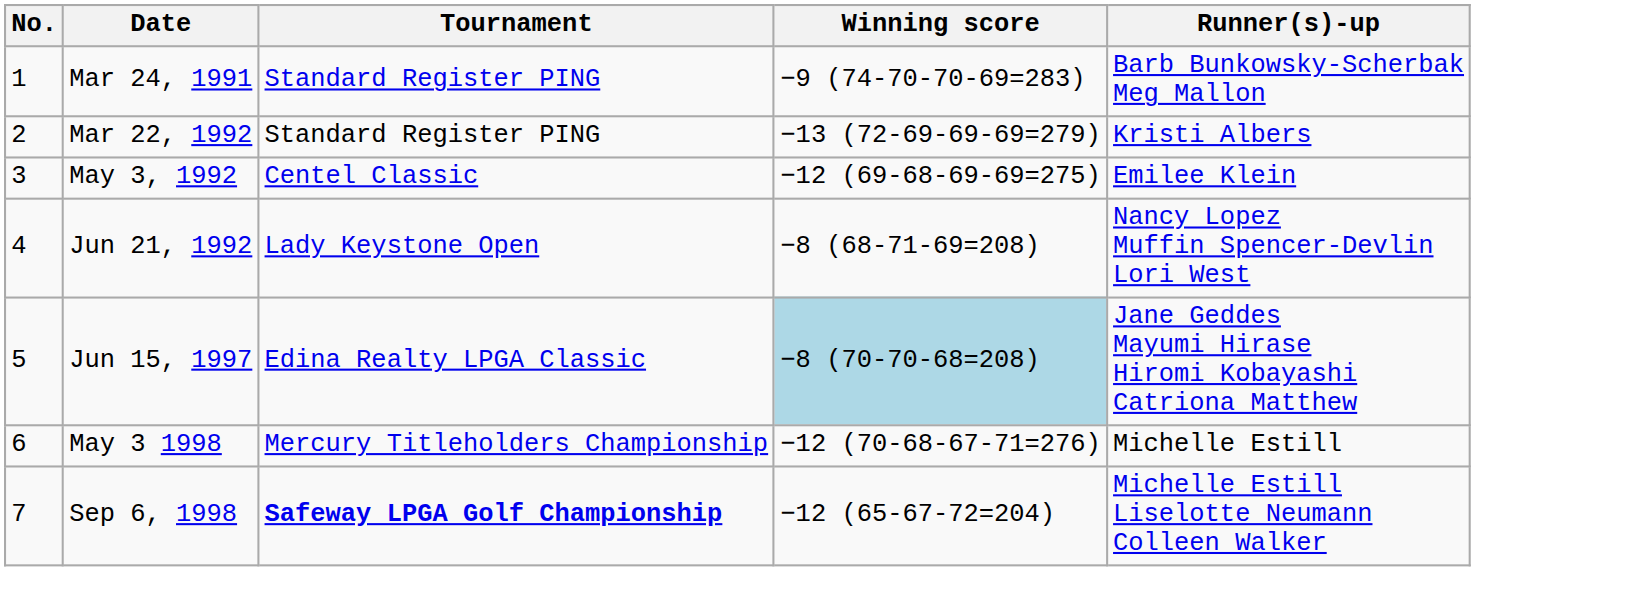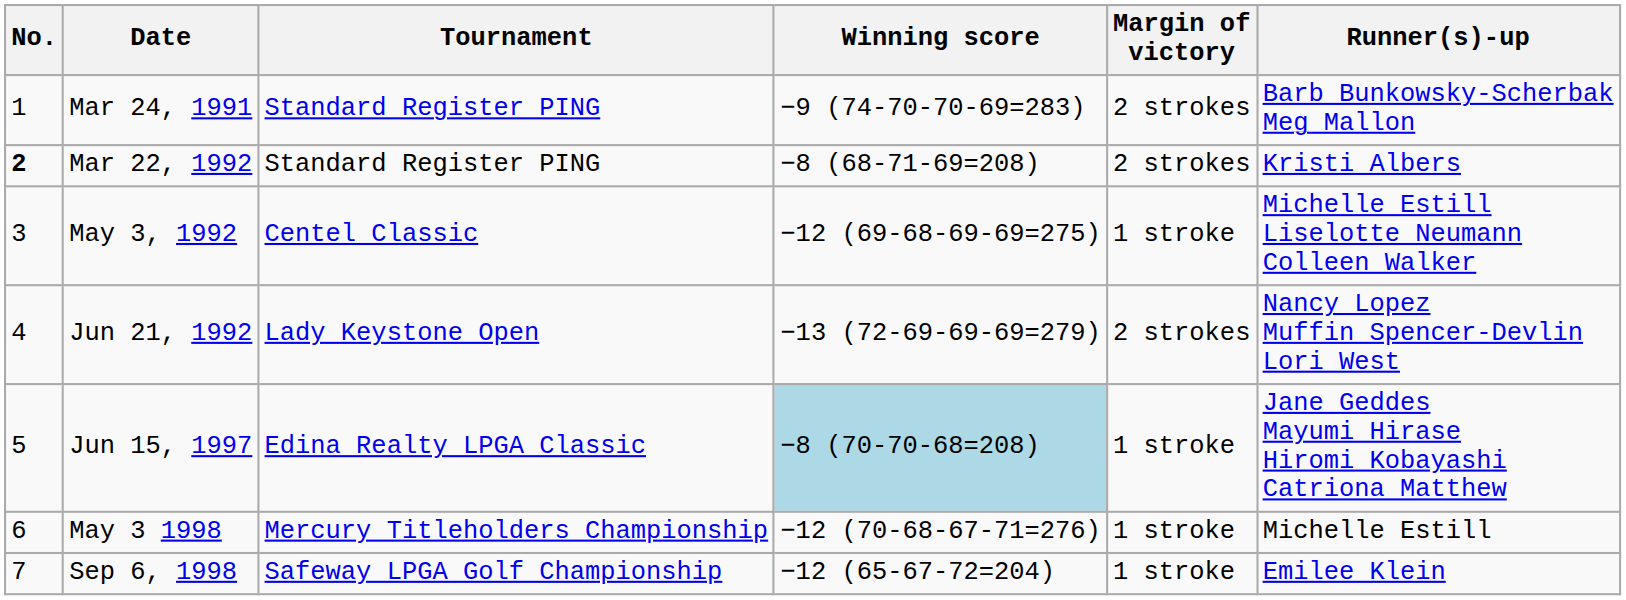+ column: (1182, 40)
(19, 137) normal -> (19, 166) bold
(941, 137) −13 (72-69-69-69=279) -> (910, 166) −8 (68-71-69=208)
(1205, 178) Emilee Klein -> (1392, 236) Michelle Estill Liselotte Neumann Colleen Walker
(910, 248) −8 (68-71-69=208) -> (941, 334) −13 (72-69-69-69=279)
(493, 515) bold -> (493, 573) normal
(1243, 515) Michelle Estill Liselotte Neumann Colleen Walker -> (1354, 573) Emilee Klein
